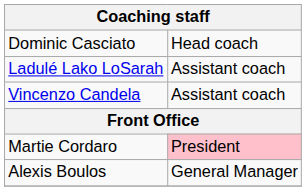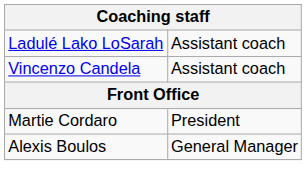- row: (72, 43)
(205, 146) pink background -> (205, 120) no background
